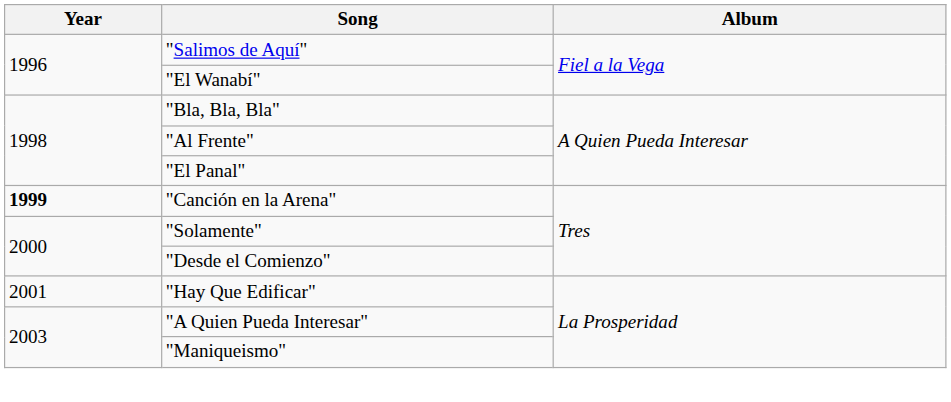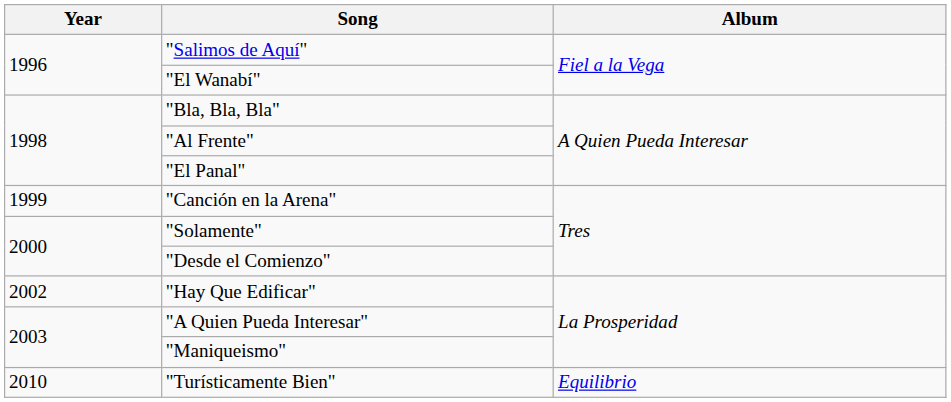(28, 200) bold -> (28, 200) normal
(28, 291) 2001 -> (28, 291) 2002
+ row: (251, 381)
